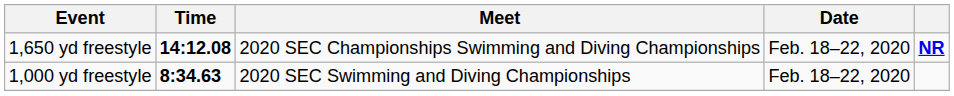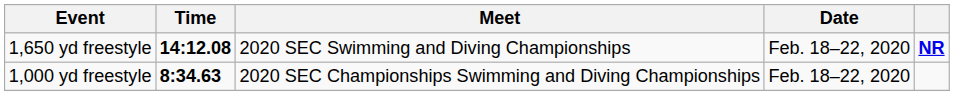(500, 47) 2020 SEC Championships Swimming and Diving Championships -> (435, 47) 2020 SEC Swimming and Diving Championships
(435, 76) 2020 SEC Swimming and Diving Championships -> (500, 76) 2020 SEC Championships Swimming and Diving Championships
